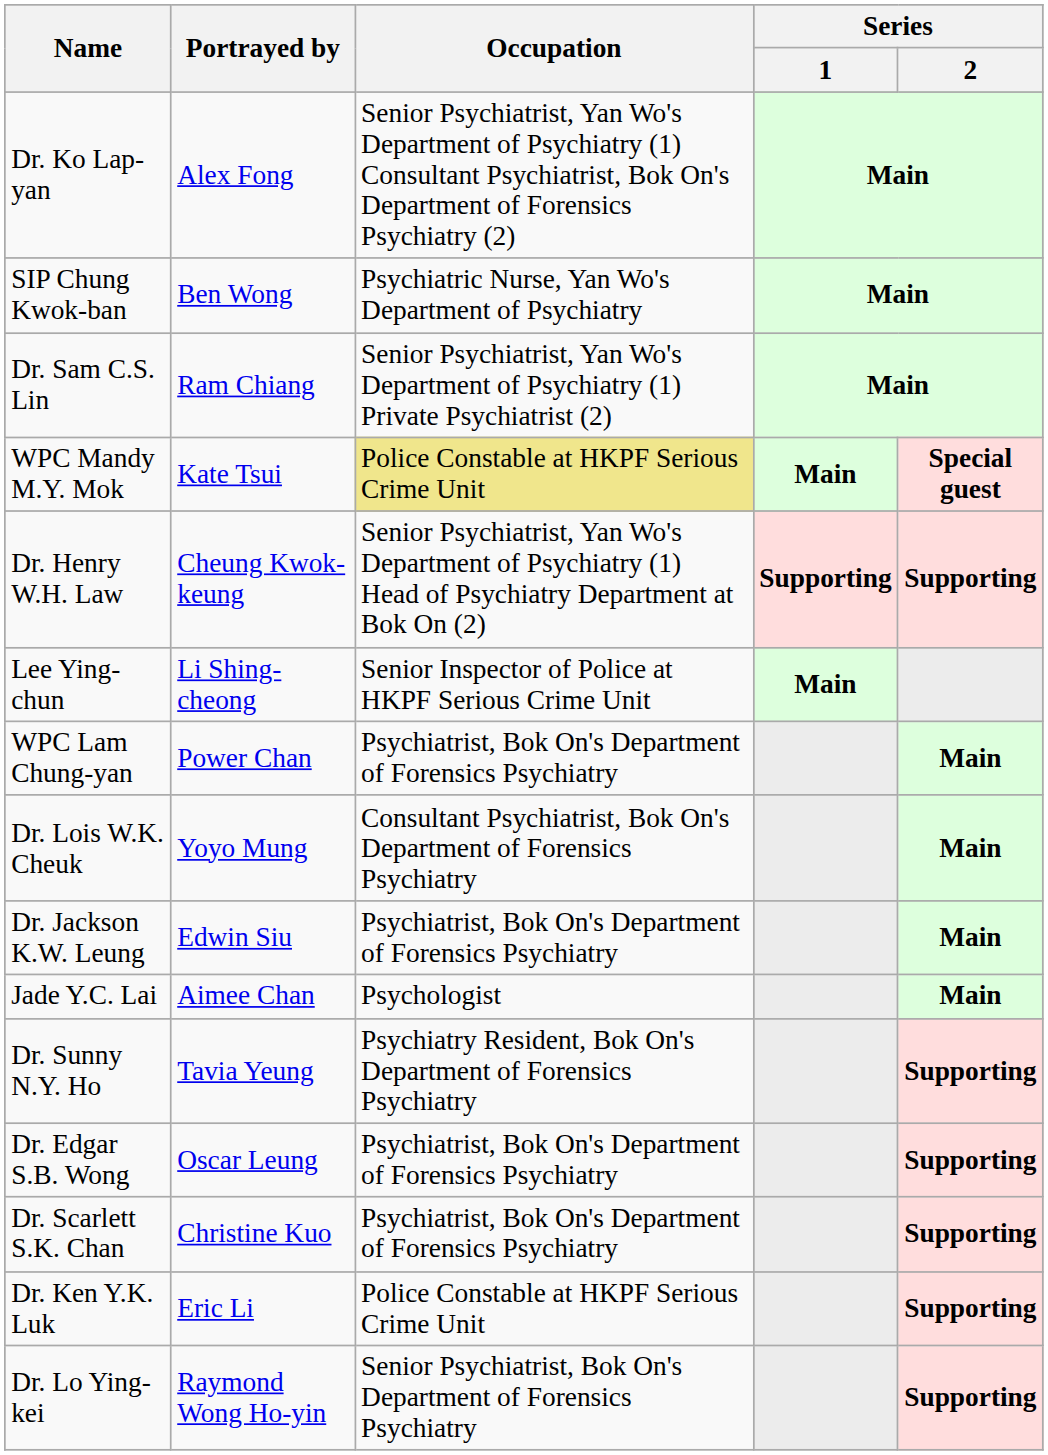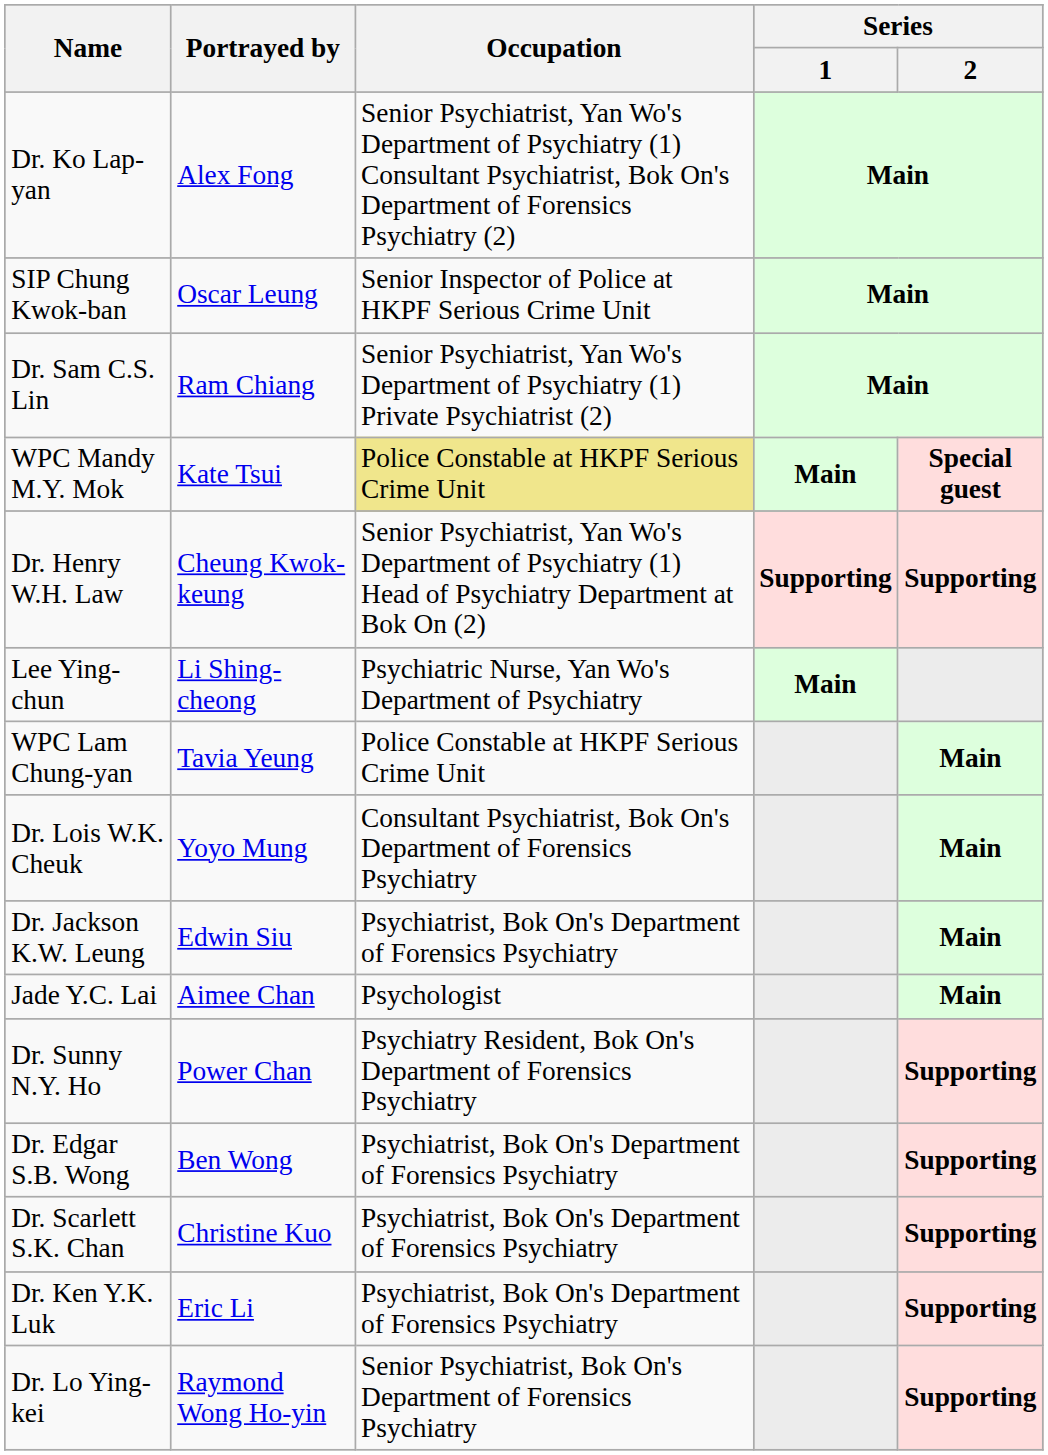(235, 294) Ben Wong -> (247, 294) Oscar Leung
(515, 294) Psychiatric Nurse, Yan Wo's Department of Psychiatry -> (517, 294) Senior Inspector of Police at HKPF Serious Crime Unit
(517, 683) Senior Inspector of Police at HKPF Serious Crime Unit -> (515, 683) Psychiatric Nurse, Yan Wo's Department of Psychiatry
(244, 758) Power Chan -> (245, 758) Tavia Yeung
(551, 758) Psychiatrist, Bok On's Department of Forensics Psychiatry -> (550, 758) Police Constable at HKPF Serious Crime Unit
(245, 1070) Tavia Yeung -> (244, 1070) Power Chan
(247, 1159) Oscar Leung -> (235, 1159) Ben Wong
(550, 1308) Police Constable at HKPF Serious Crime Unit -> (551, 1308) Psychiatrist, Bok On's Department of Forensics Psychiatry
